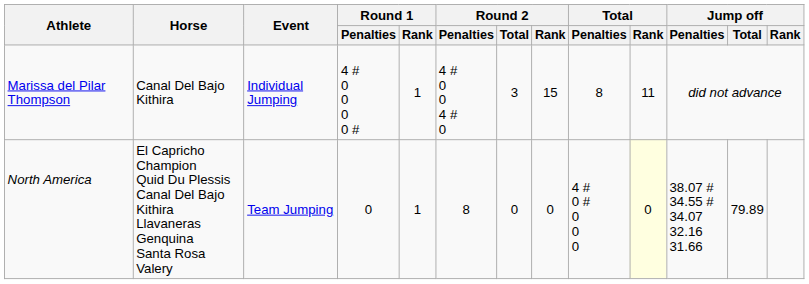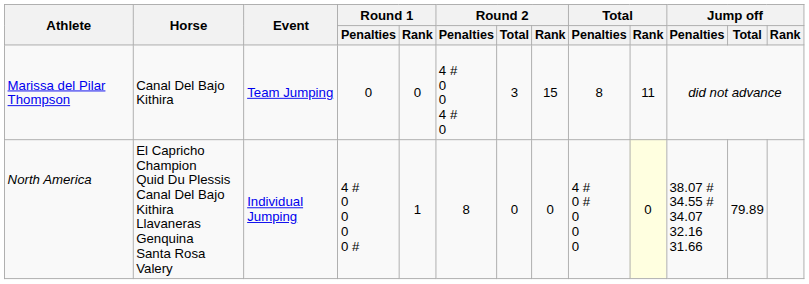(275, 93) Individual Jumping -> (290, 93) Team Jumping
(350, 100) 4 # 0 0 0 0 # -> (368, 93) 0
(417, 93) 1 -> (417, 93) 0
(290, 209) Team Jumping -> (275, 209) Individual Jumping
(368, 209) 0 -> (350, 217) 4 # 0 0 0 0 #
